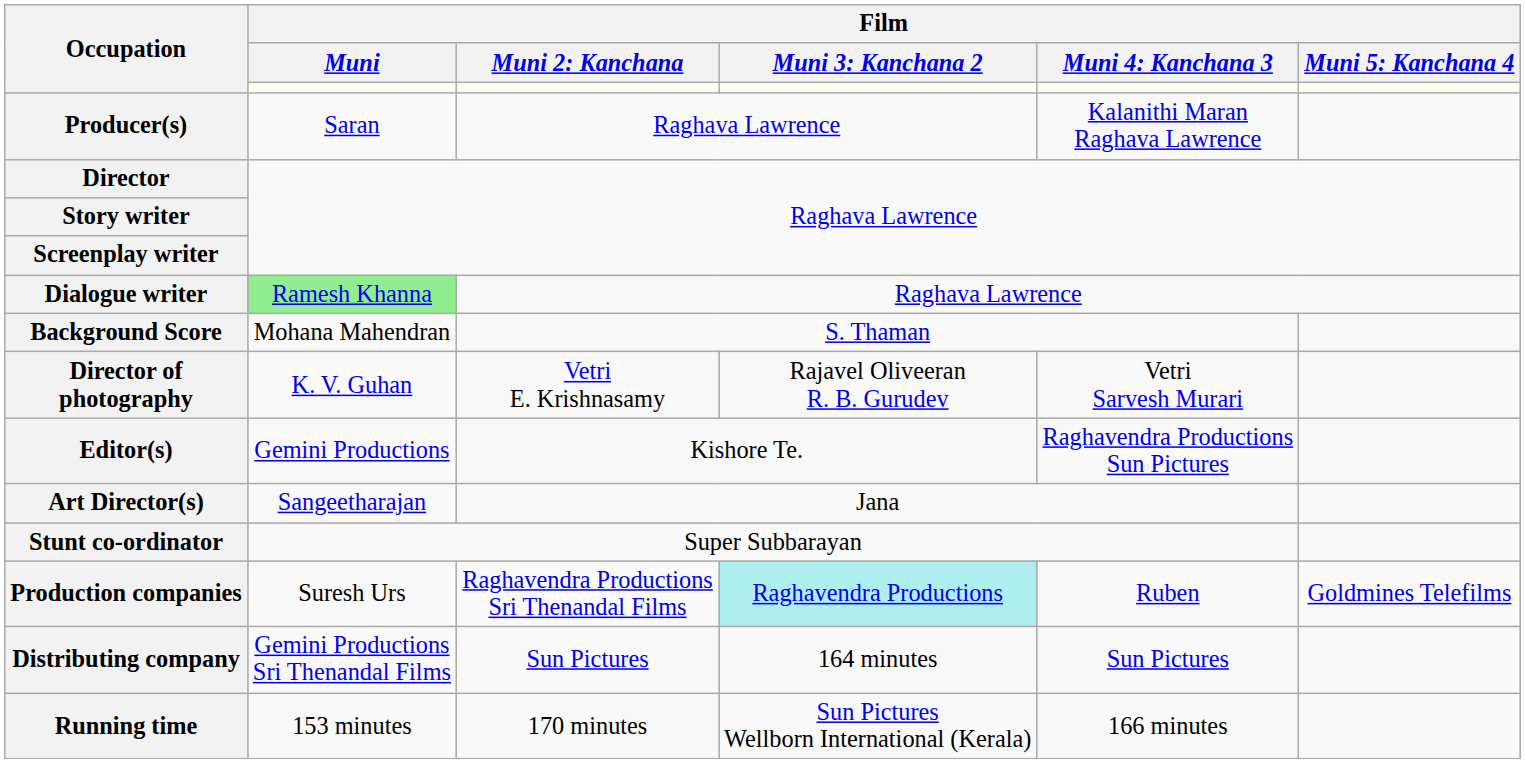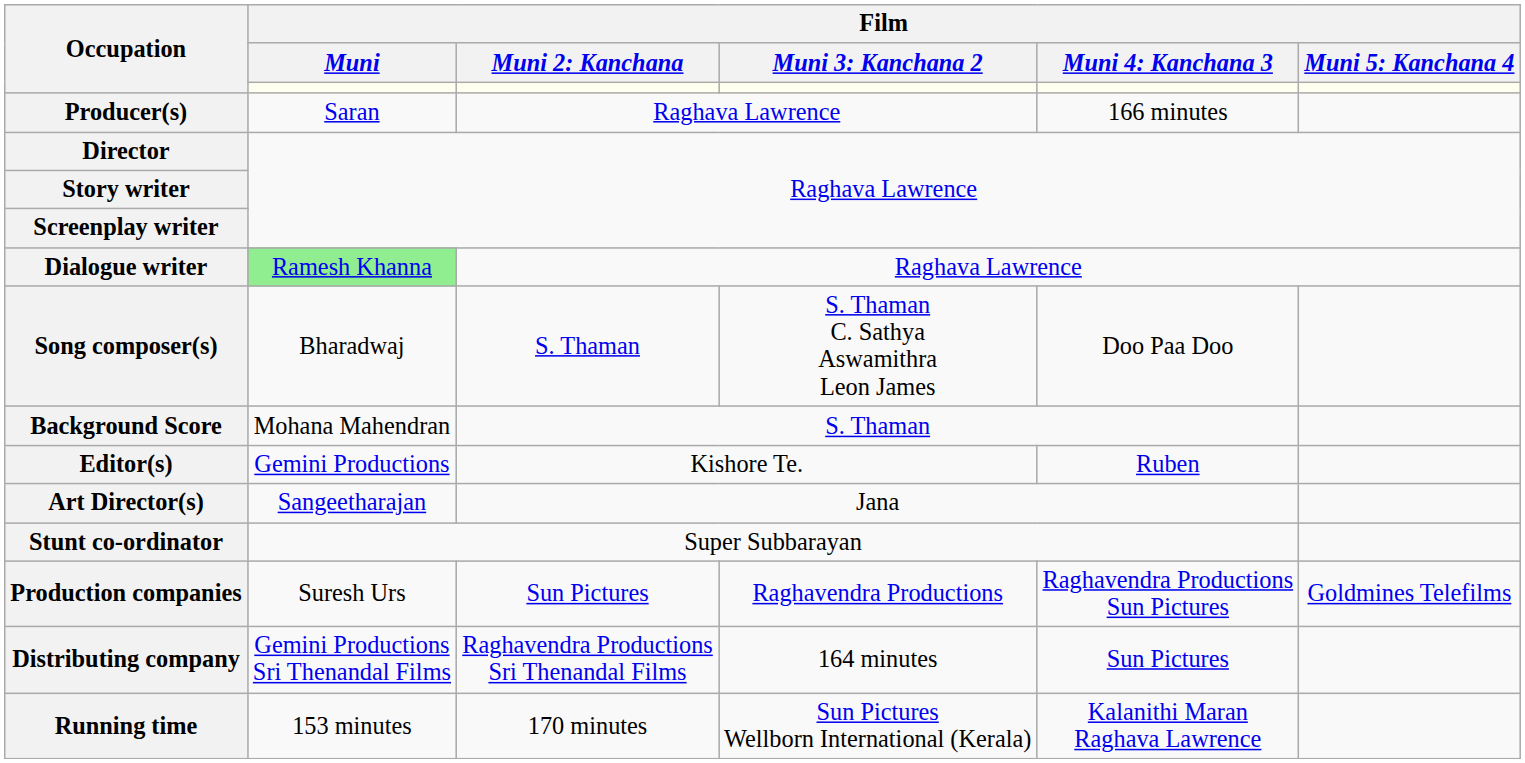(1168, 125) Kalanithi Maran Raghava Lawrence -> (1168, 112) 166 minutes
+ row: (126, 346)
- row: (126, 384)
(1168, 450) Raghavendra Productions Sun Pictures -> (1168, 464) Ruben
(588, 593) Raghavendra Productions Sri Thenandal Films -> (588, 593) Sun Pictures
(878, 593) paleturquoise background -> (878, 593) no background
(1168, 593) Ruben -> (1168, 593) Raghavendra Productions Sun Pictures
(588, 659) Sun Pictures -> (588, 659) Raghavendra Productions Sri Thenandal Films
(1168, 725) 166 minutes -> (1168, 725) Kalanithi Maran Raghava Lawrence
